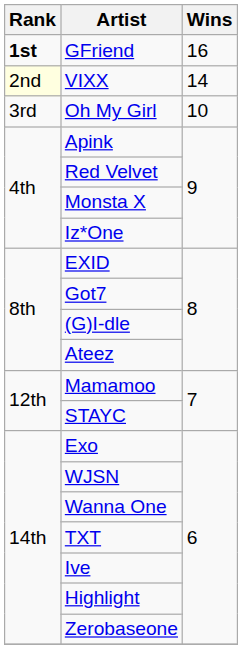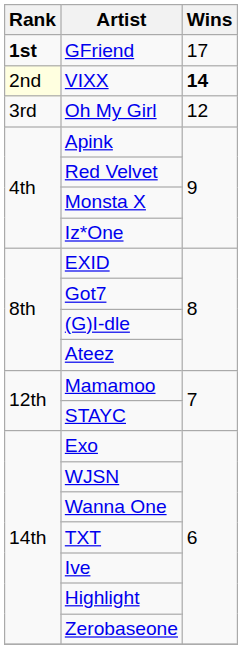(198, 50) 16 -> (198, 50) 17
(198, 80) normal -> (198, 80) bold
(198, 111) 10 -> (198, 111) 12
